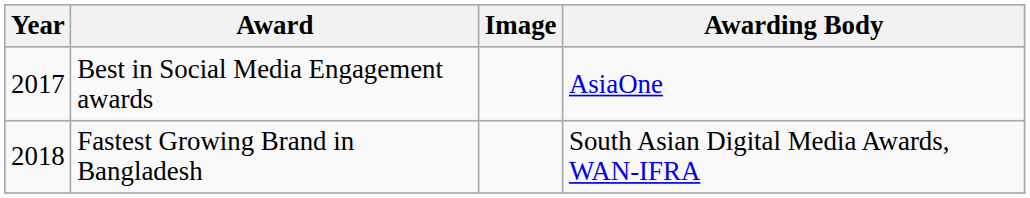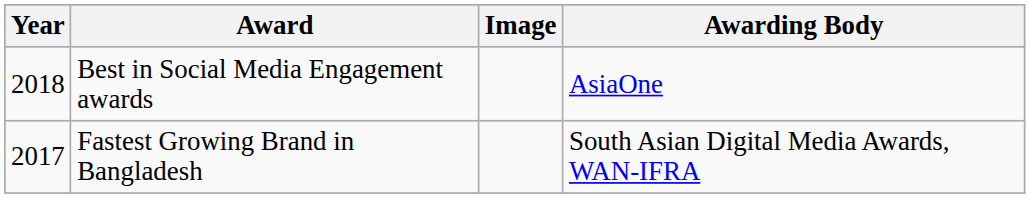(38, 83) 2017 -> (38, 83) 2018
(38, 156) 2018 -> (38, 156) 2017
